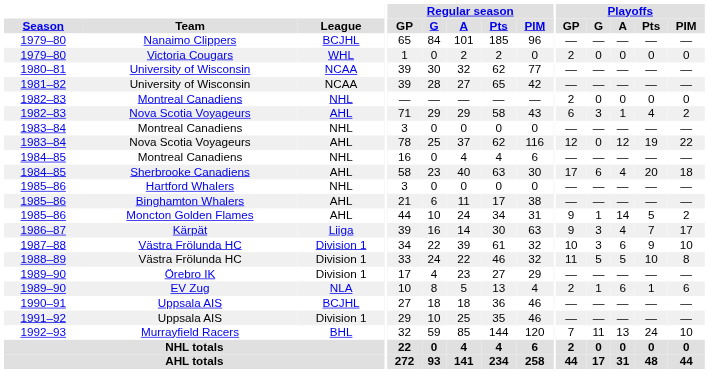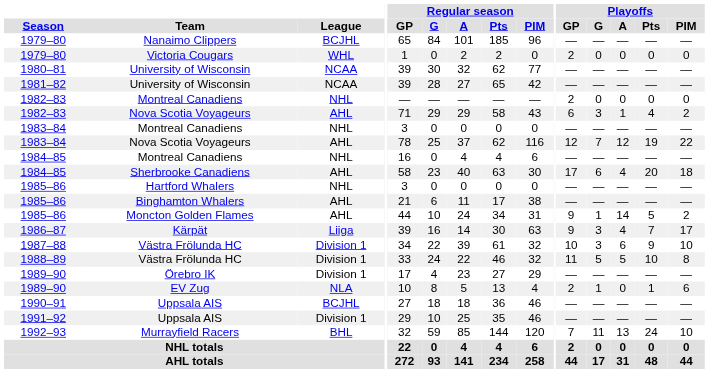(599, 142) 0 -> (599, 142) 7
(623, 288) 6 -> (623, 288) 0
